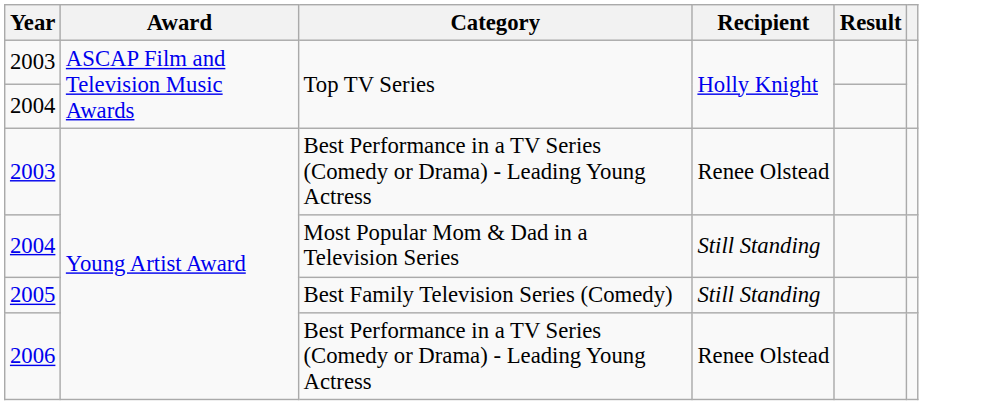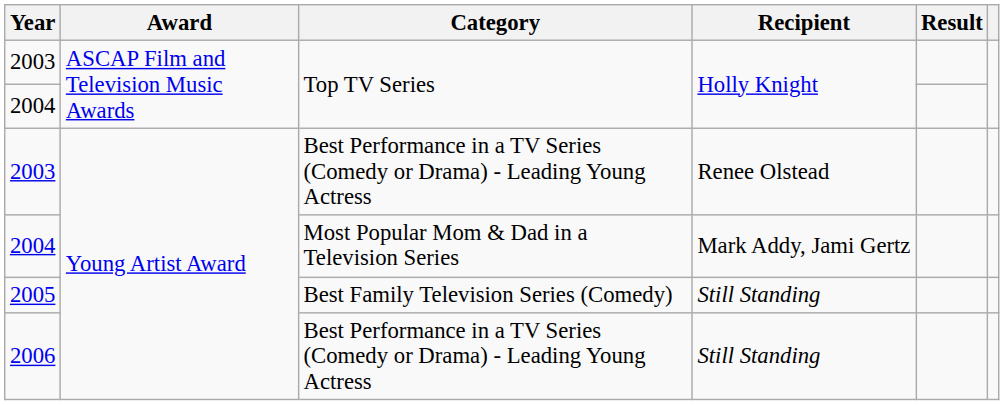(759, 245) Still Standing -> (804, 245) Mark Addy, Jami Gertz
(763, 356) Renee Olstead -> (759, 356) Still Standing
